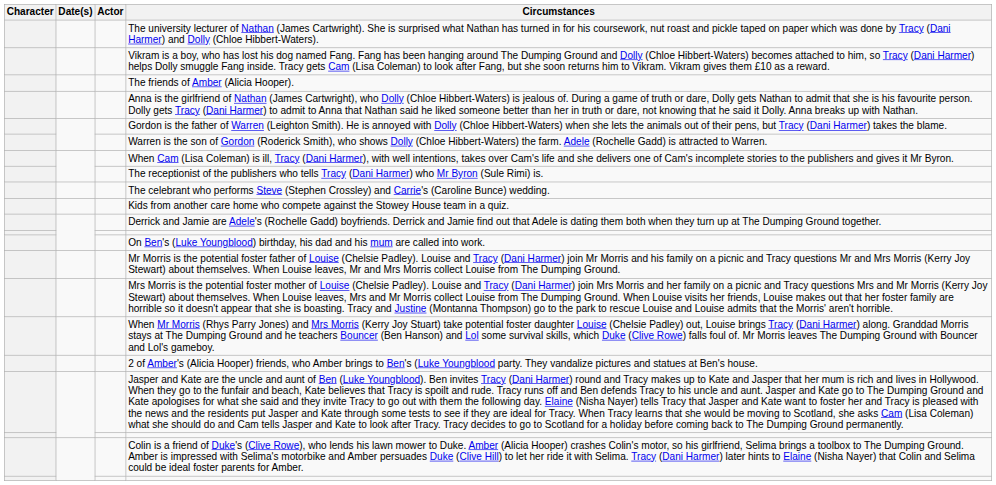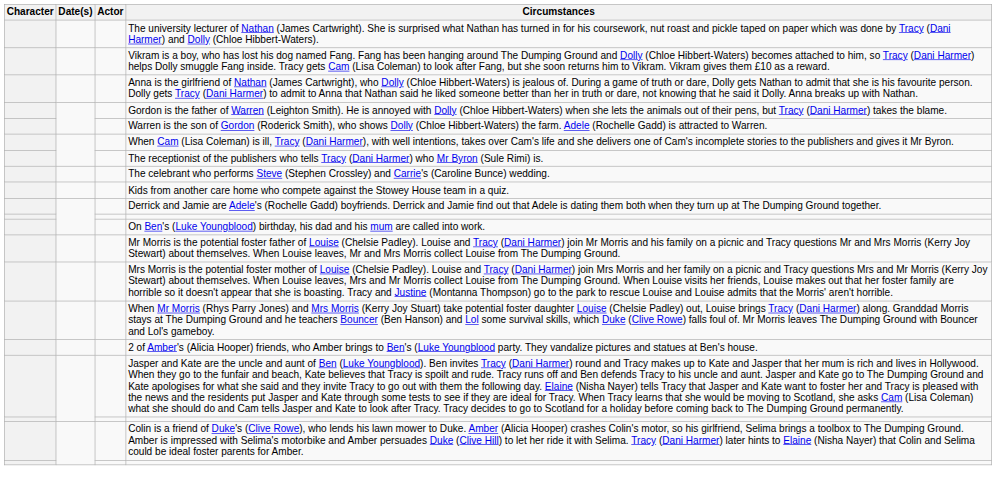- row: (30, 83)
